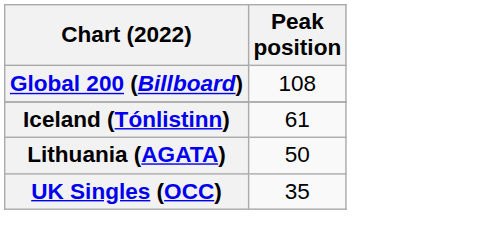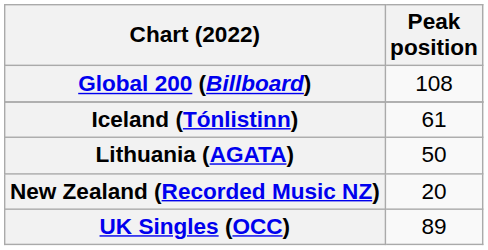+ row: (195, 190)
(297, 190) 35 -> (434, 226) 89
